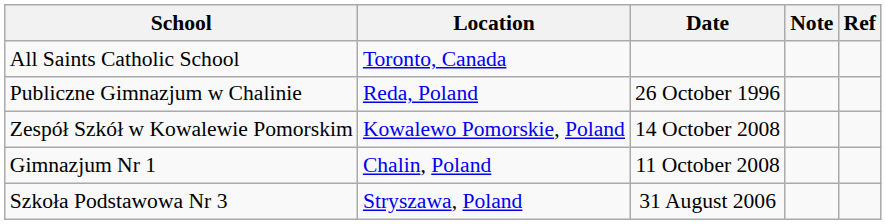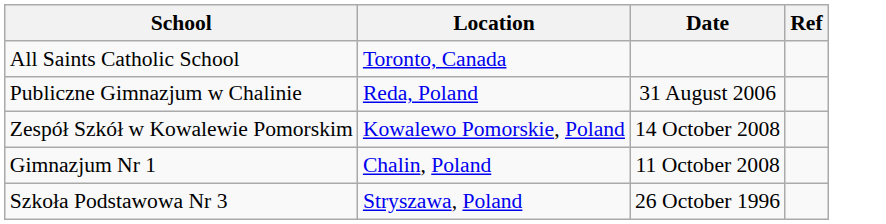- column: (812, 22)
(708, 93) 26 October 1996 -> (708, 93) 31 August 2006
(708, 200) 31 August 2006 -> (708, 200) 26 October 1996
